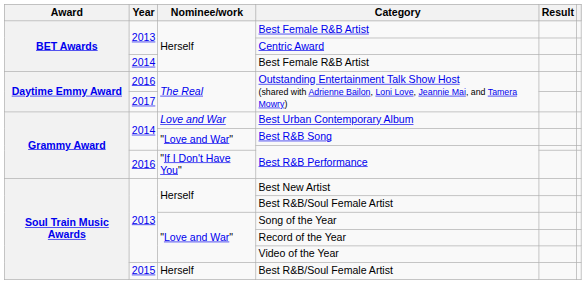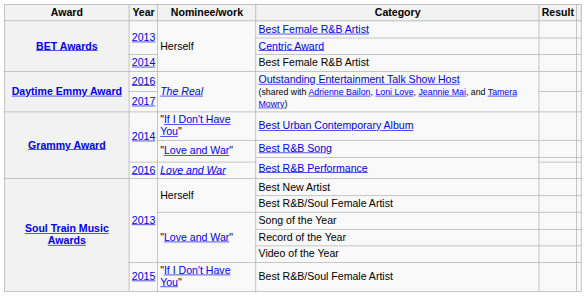(193, 120) Love and War -> (195, 126) "If I Don't Have You"
(195, 164) "If I Don't Have You" -> (193, 170) Love and War
(177, 271) Herself -> (195, 277) "If I Don't Have You"
